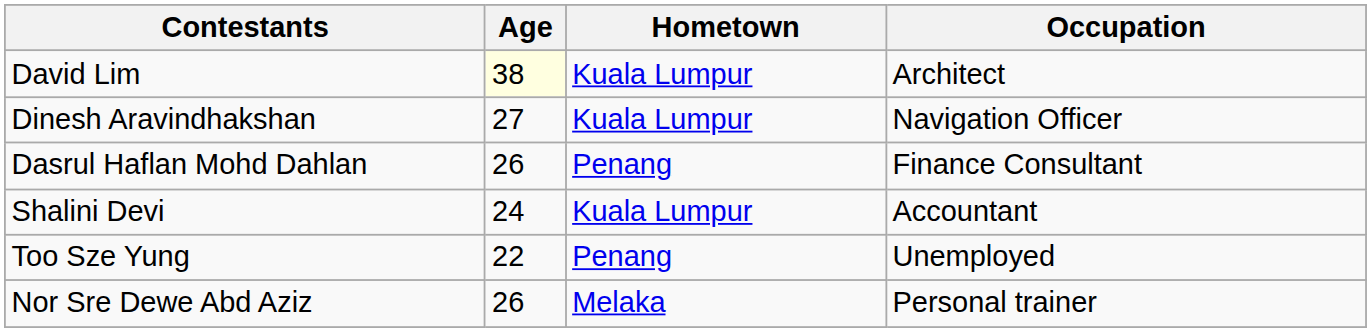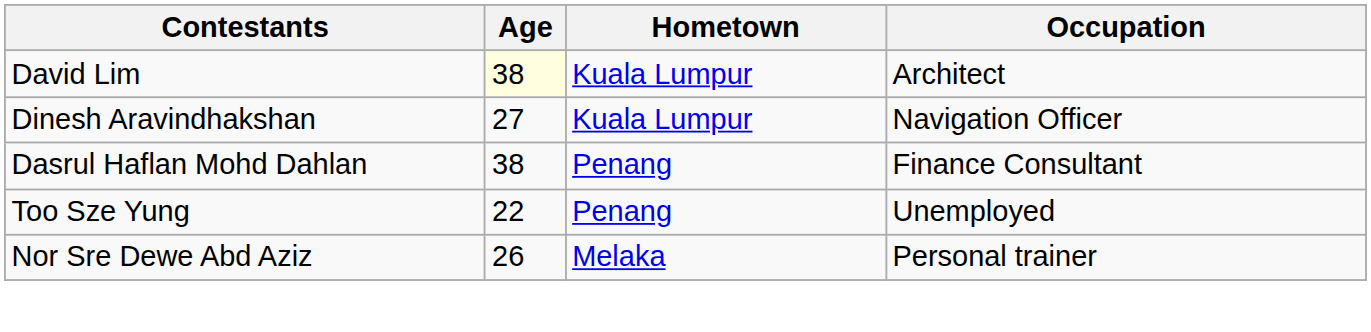(508, 165) 26 -> (508, 165) 38
- row: (88, 211)
